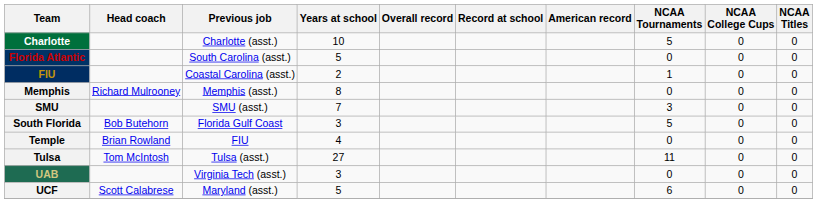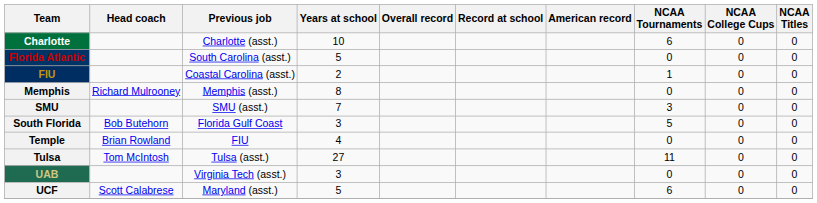(669, 41) 5 -> (669, 41) 6
